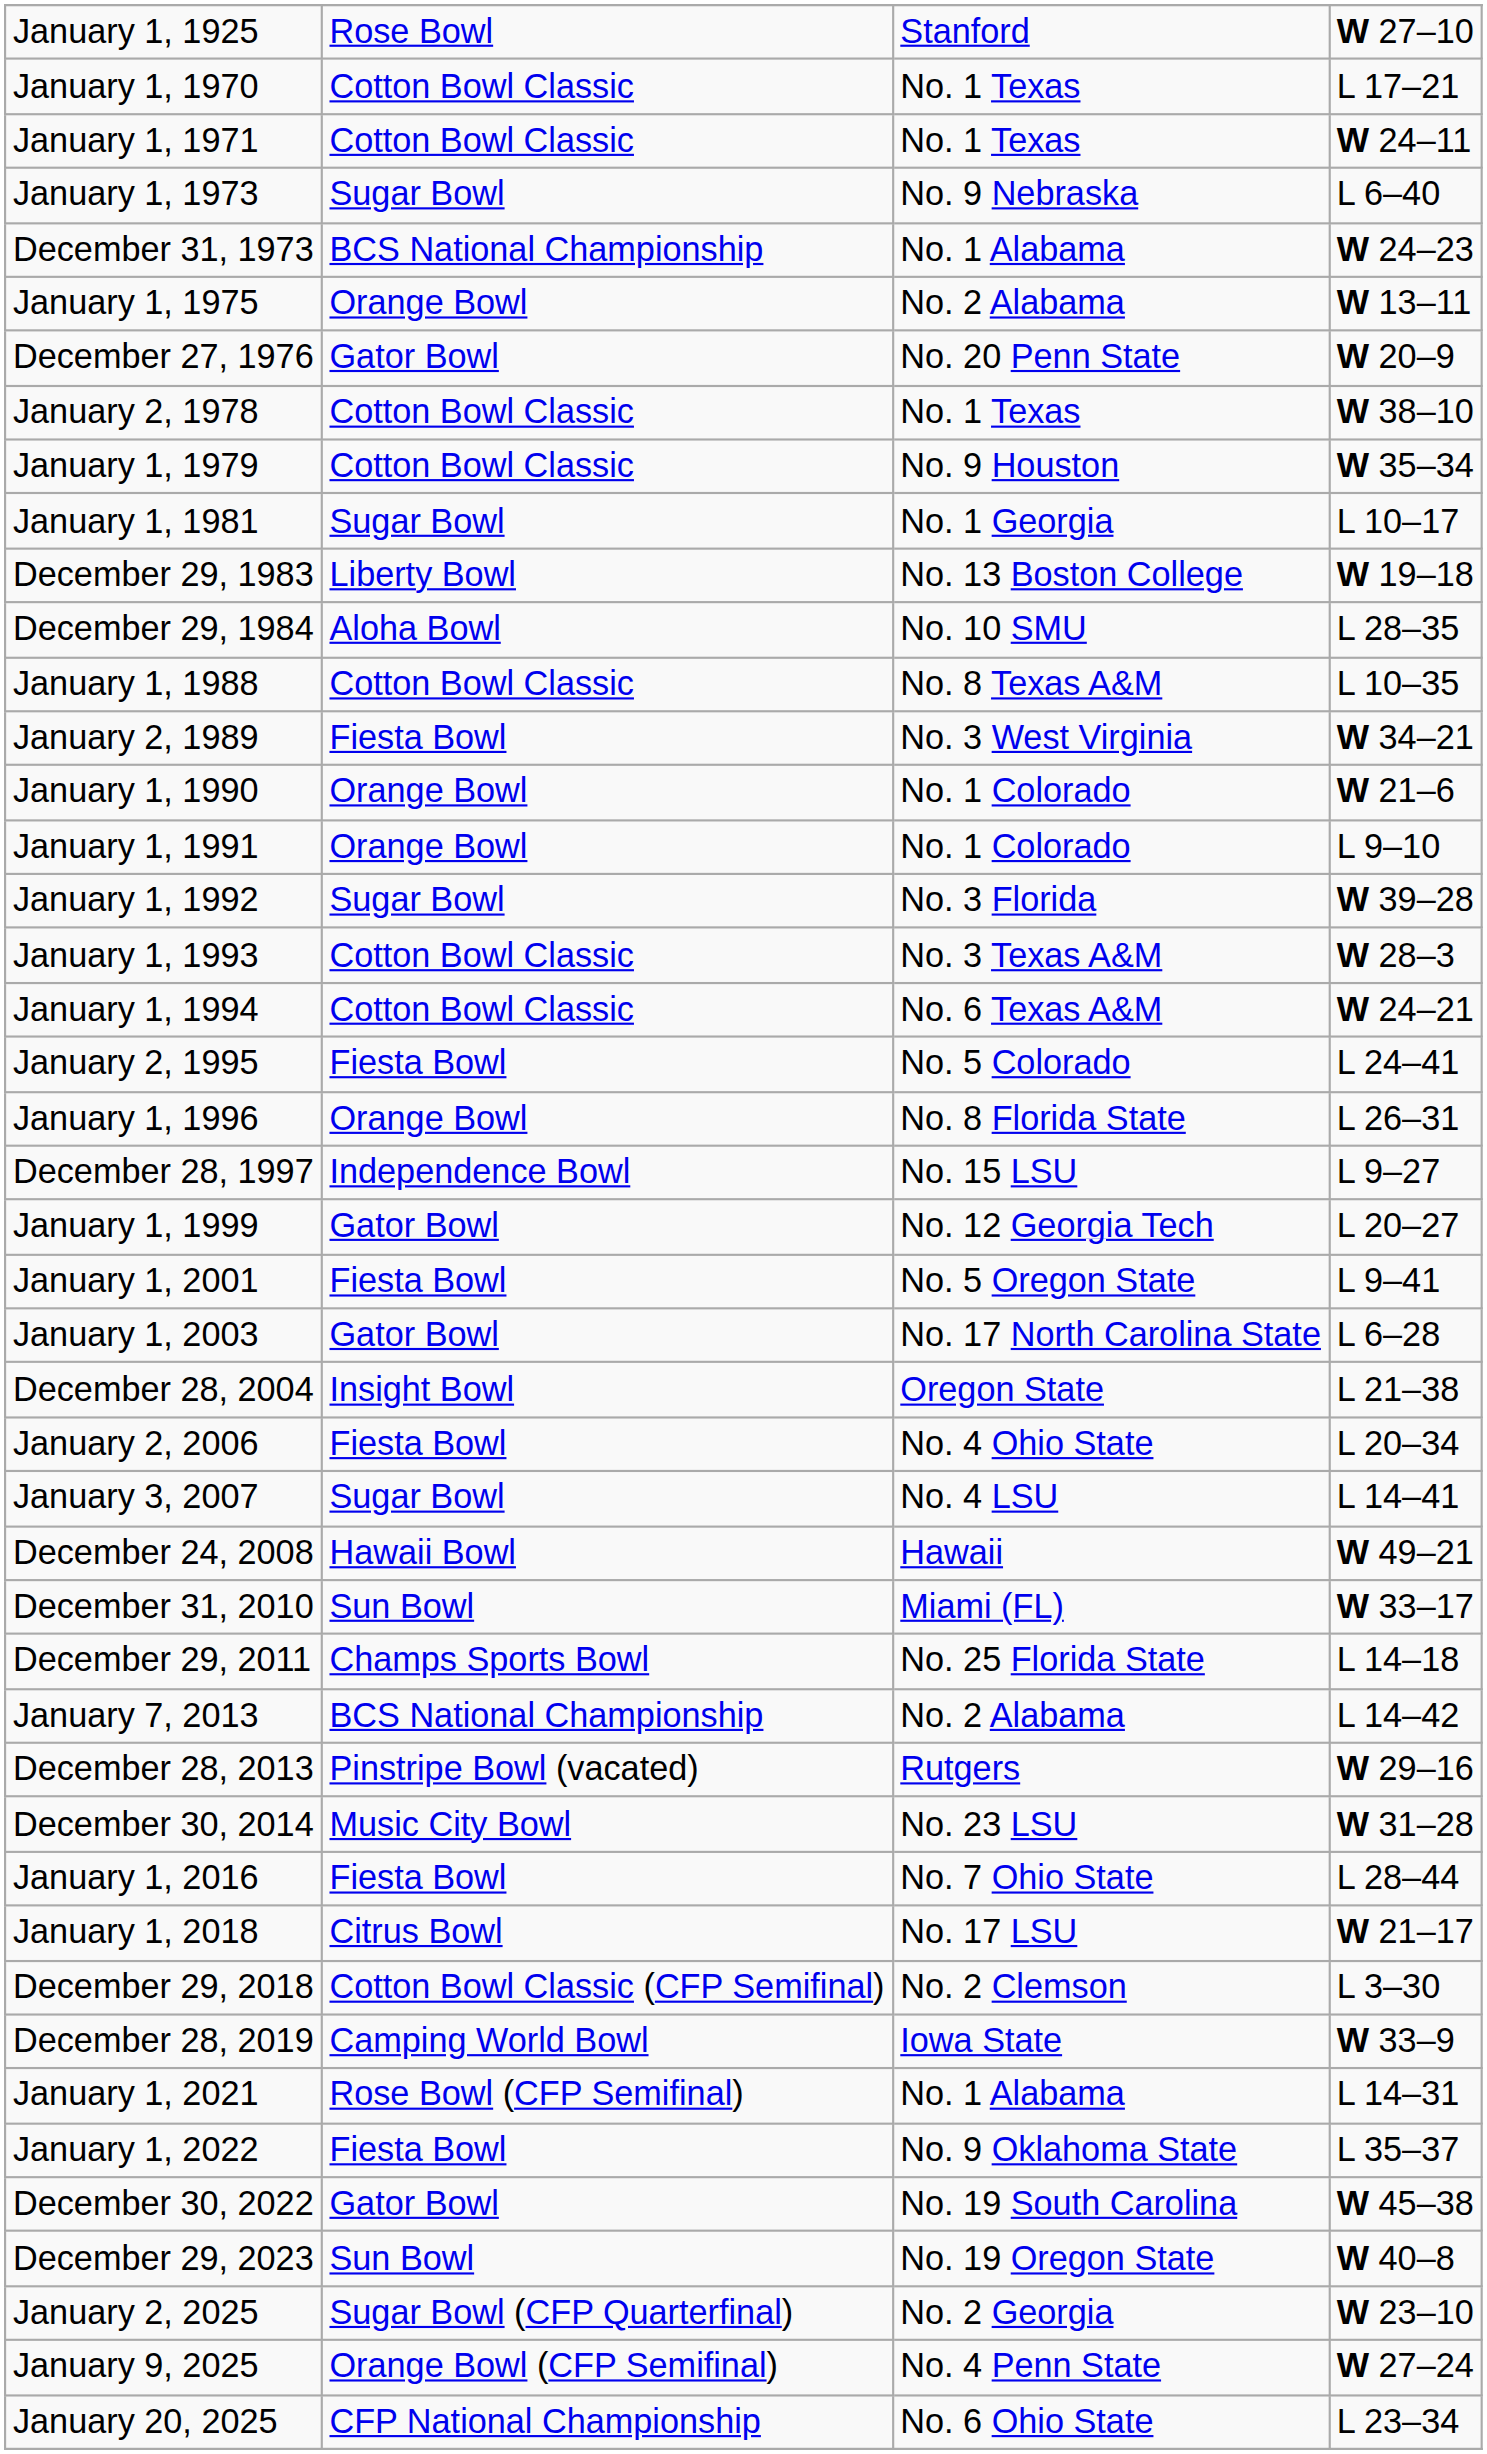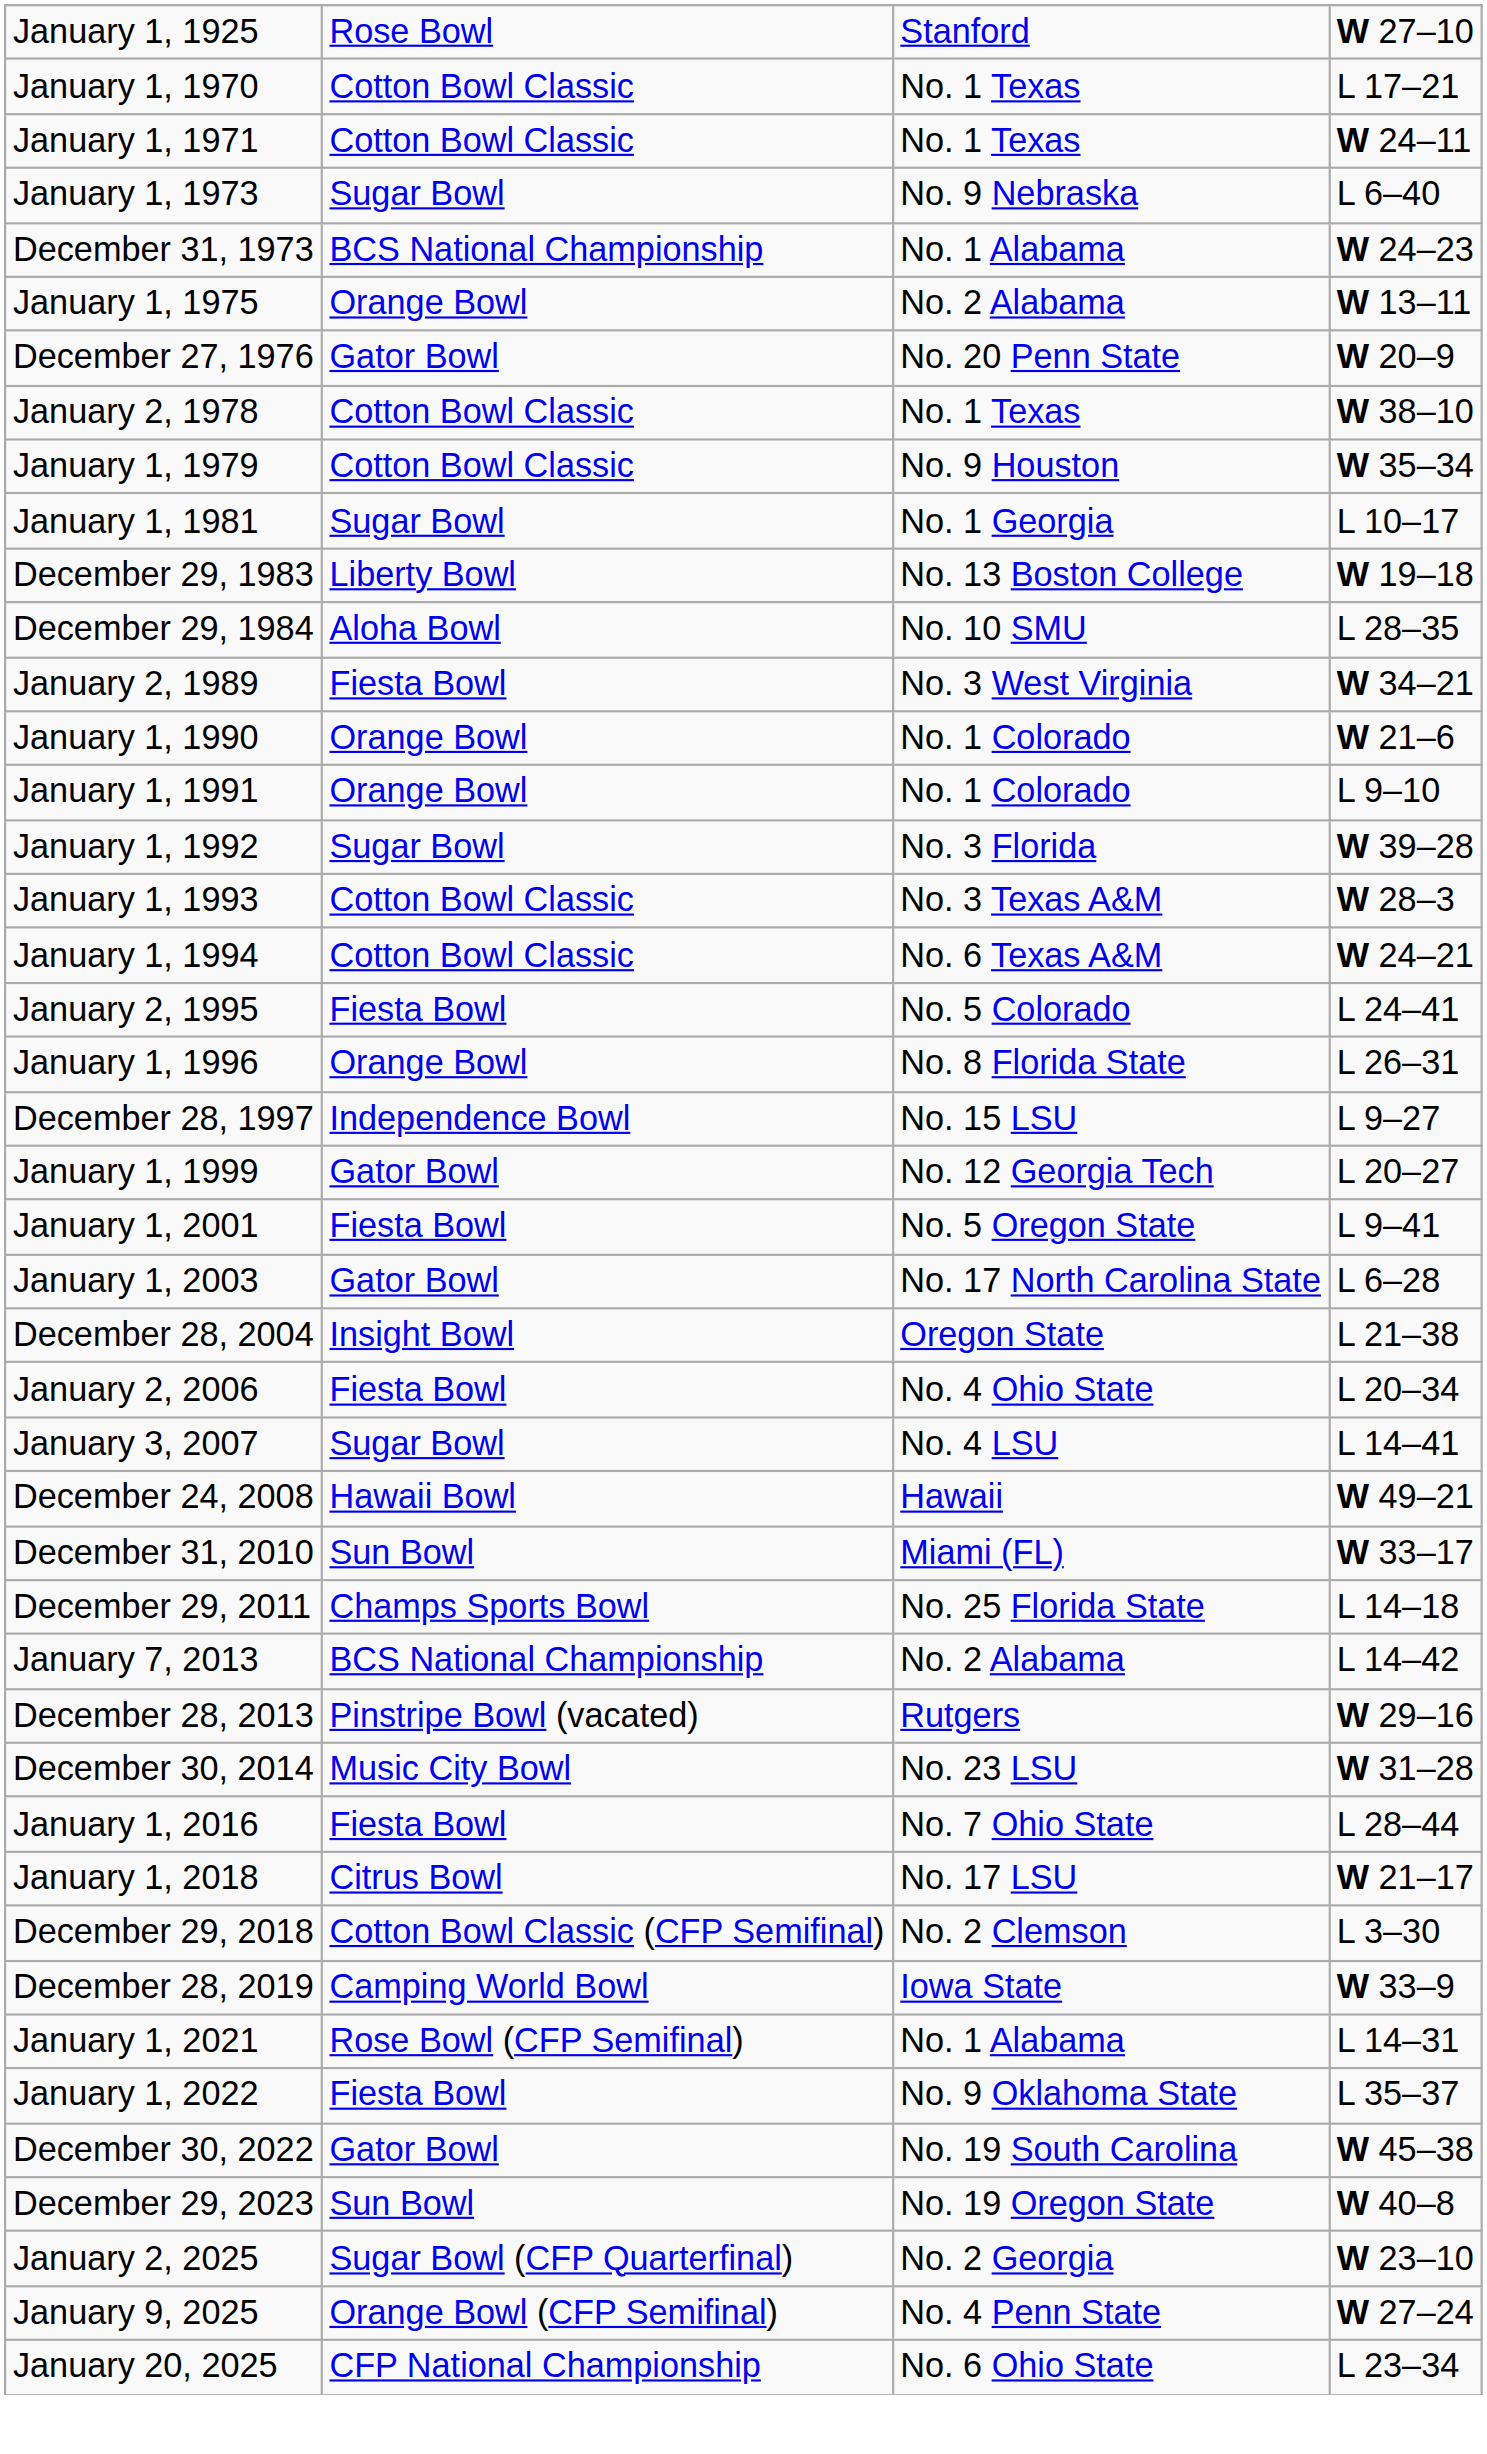- row: (136, 683)
